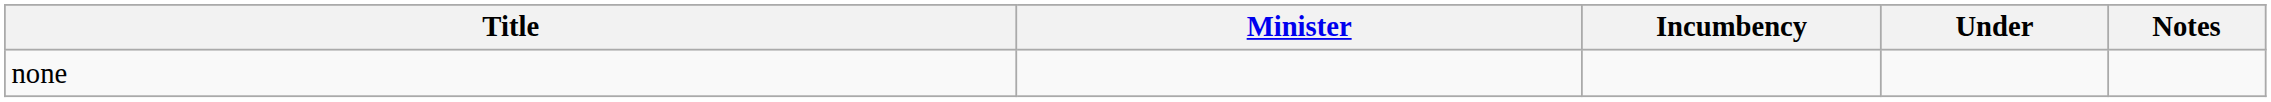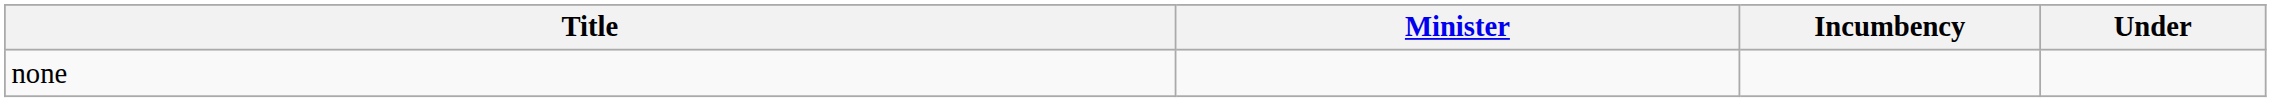- column: (2187, 27)
